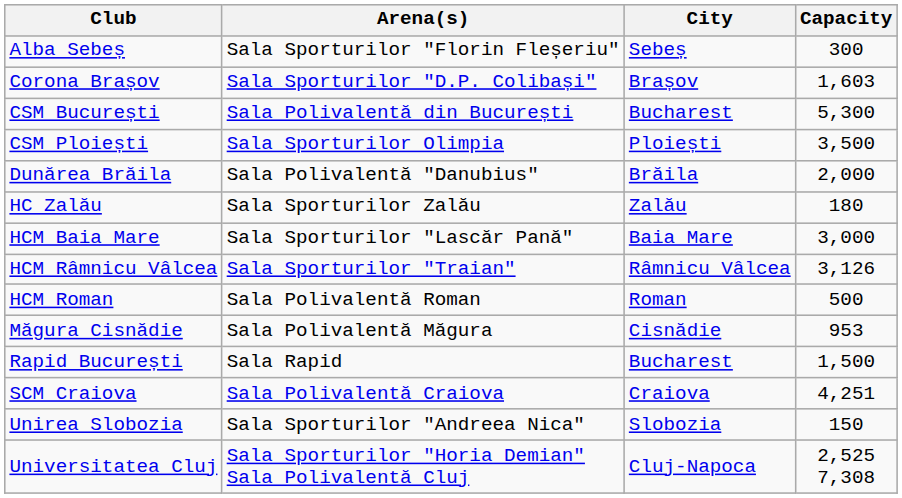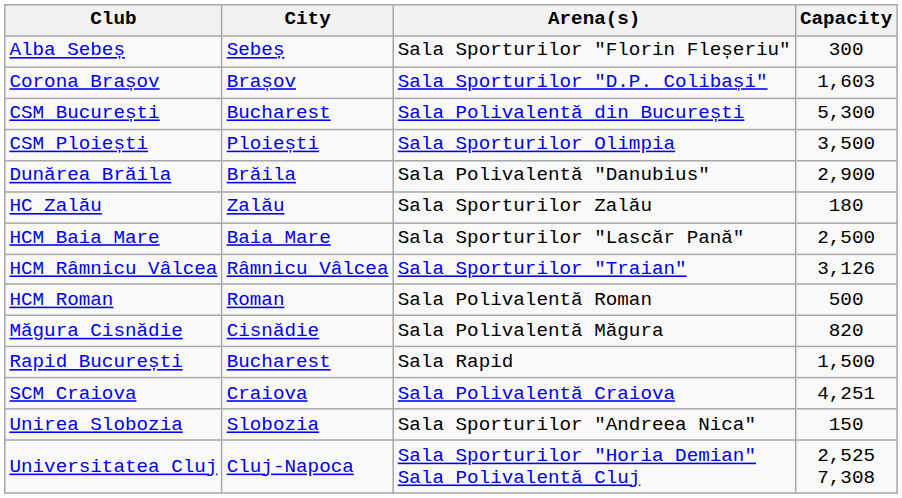columns swapped: (710, 21) <-> (423, 21)
(846, 176) 2,000 -> (846, 176) 2,900
(846, 238) 3,000 -> (846, 238) 2,500
(846, 332) 953 -> (846, 332) 820
